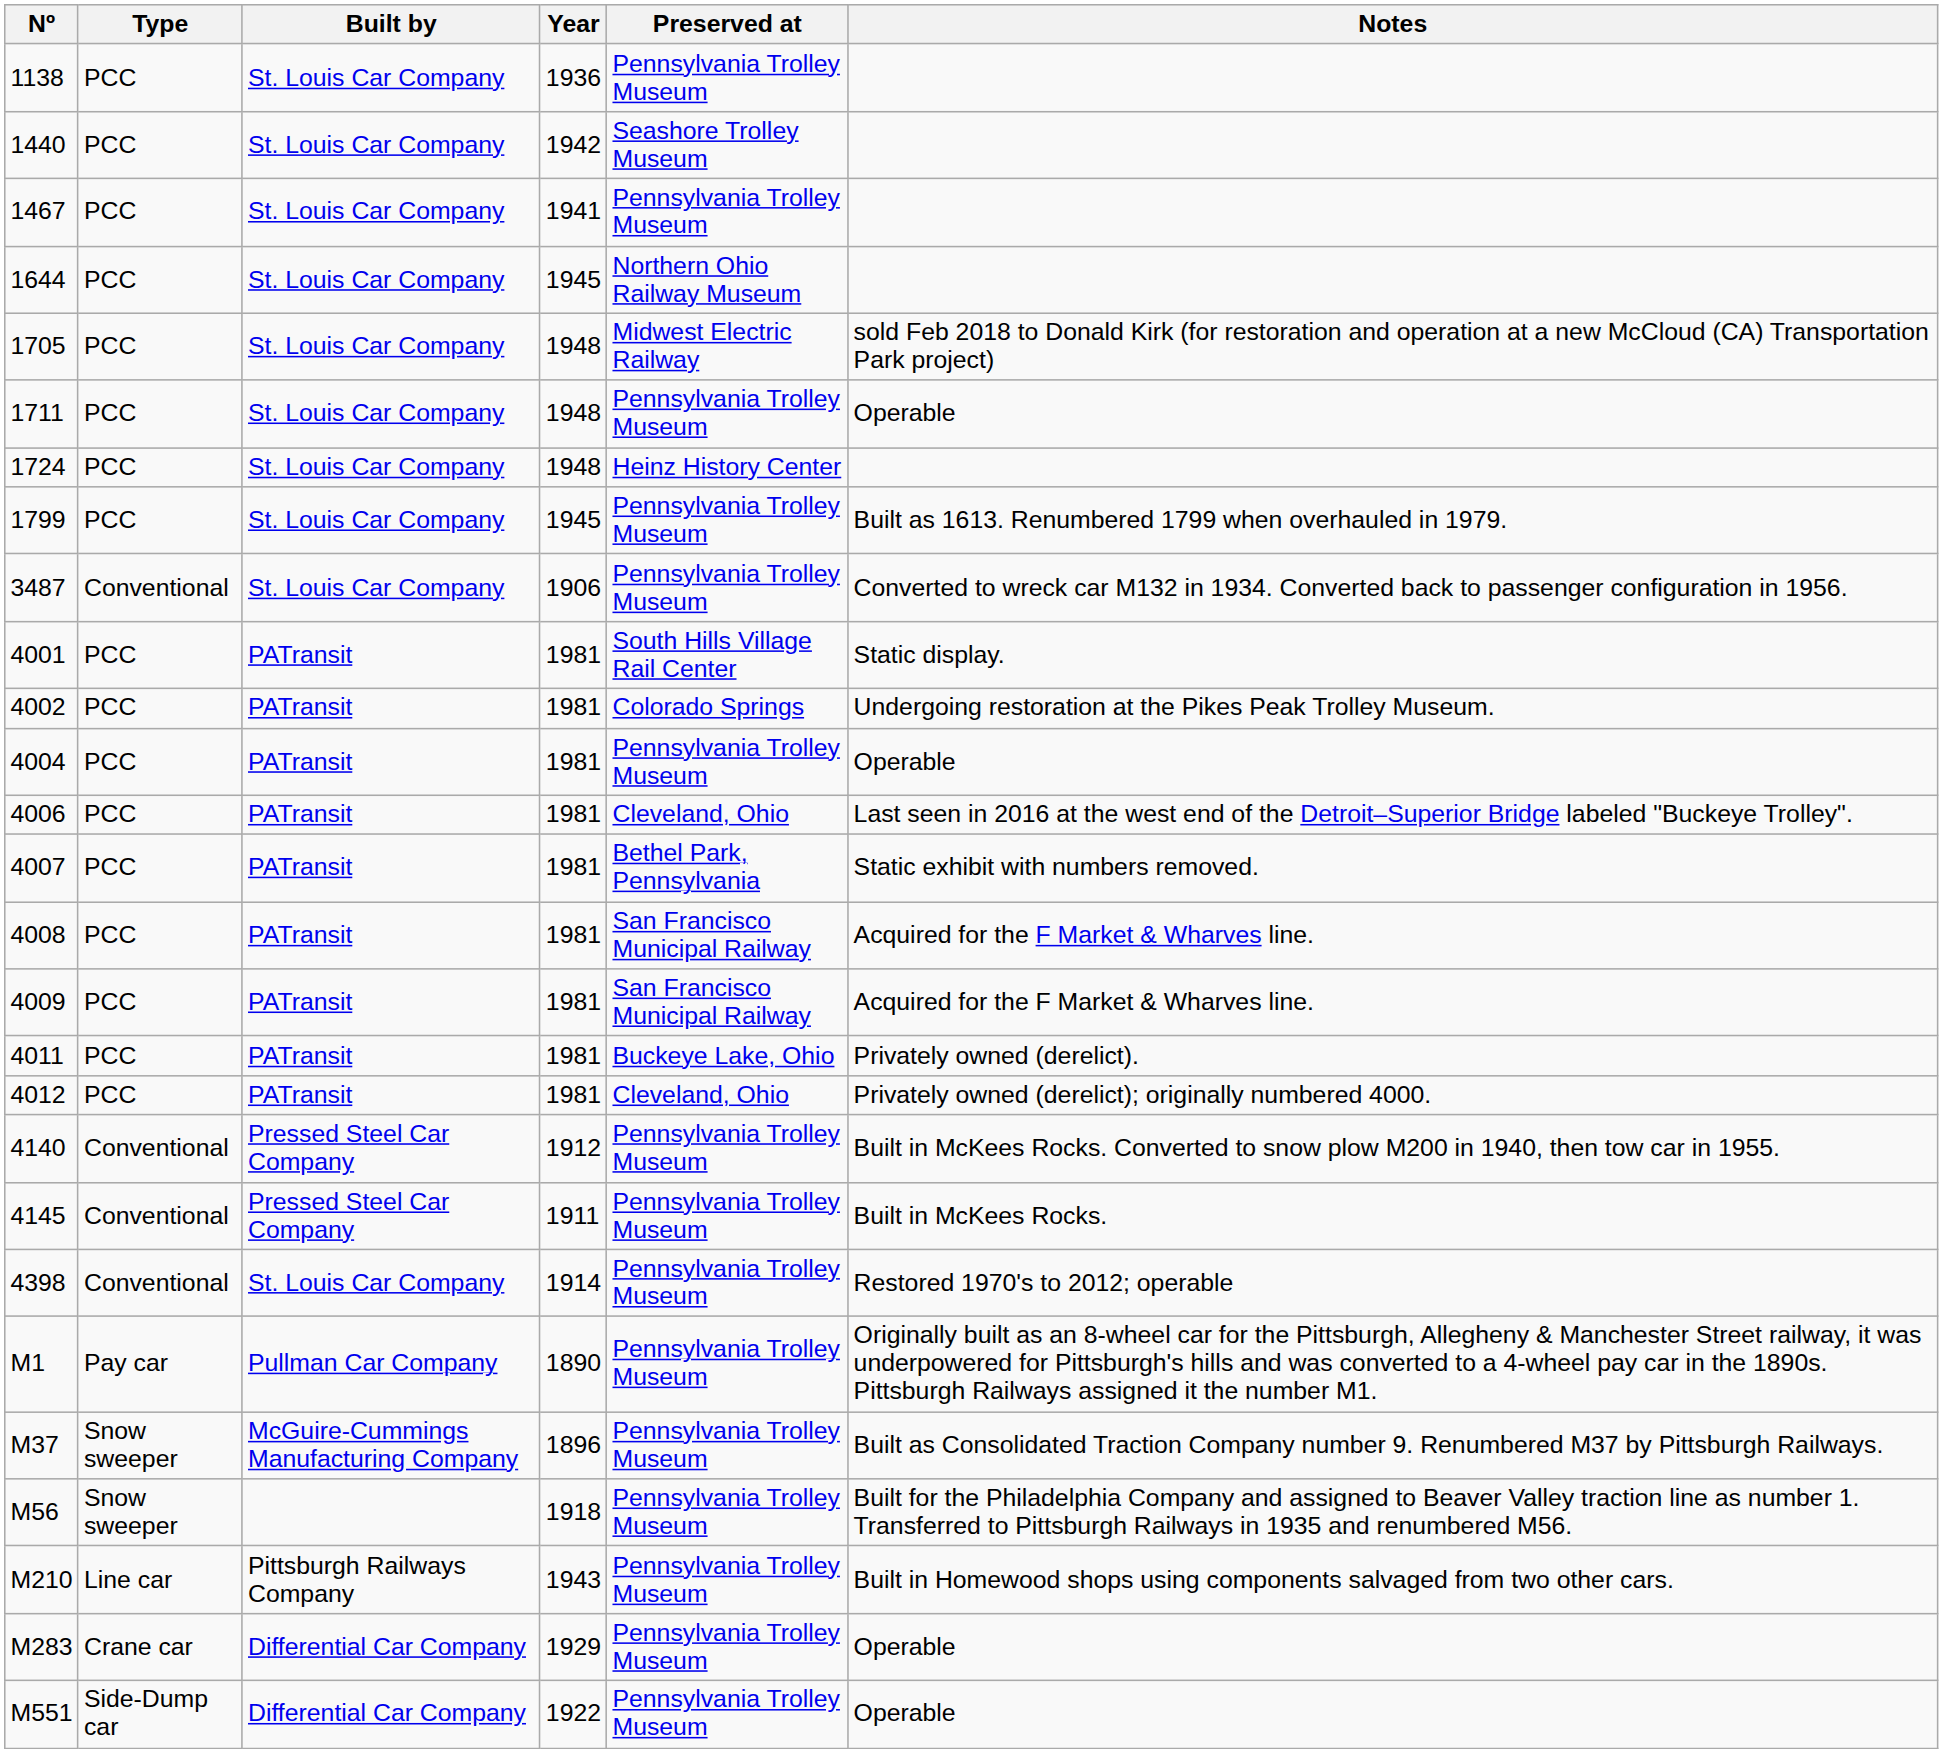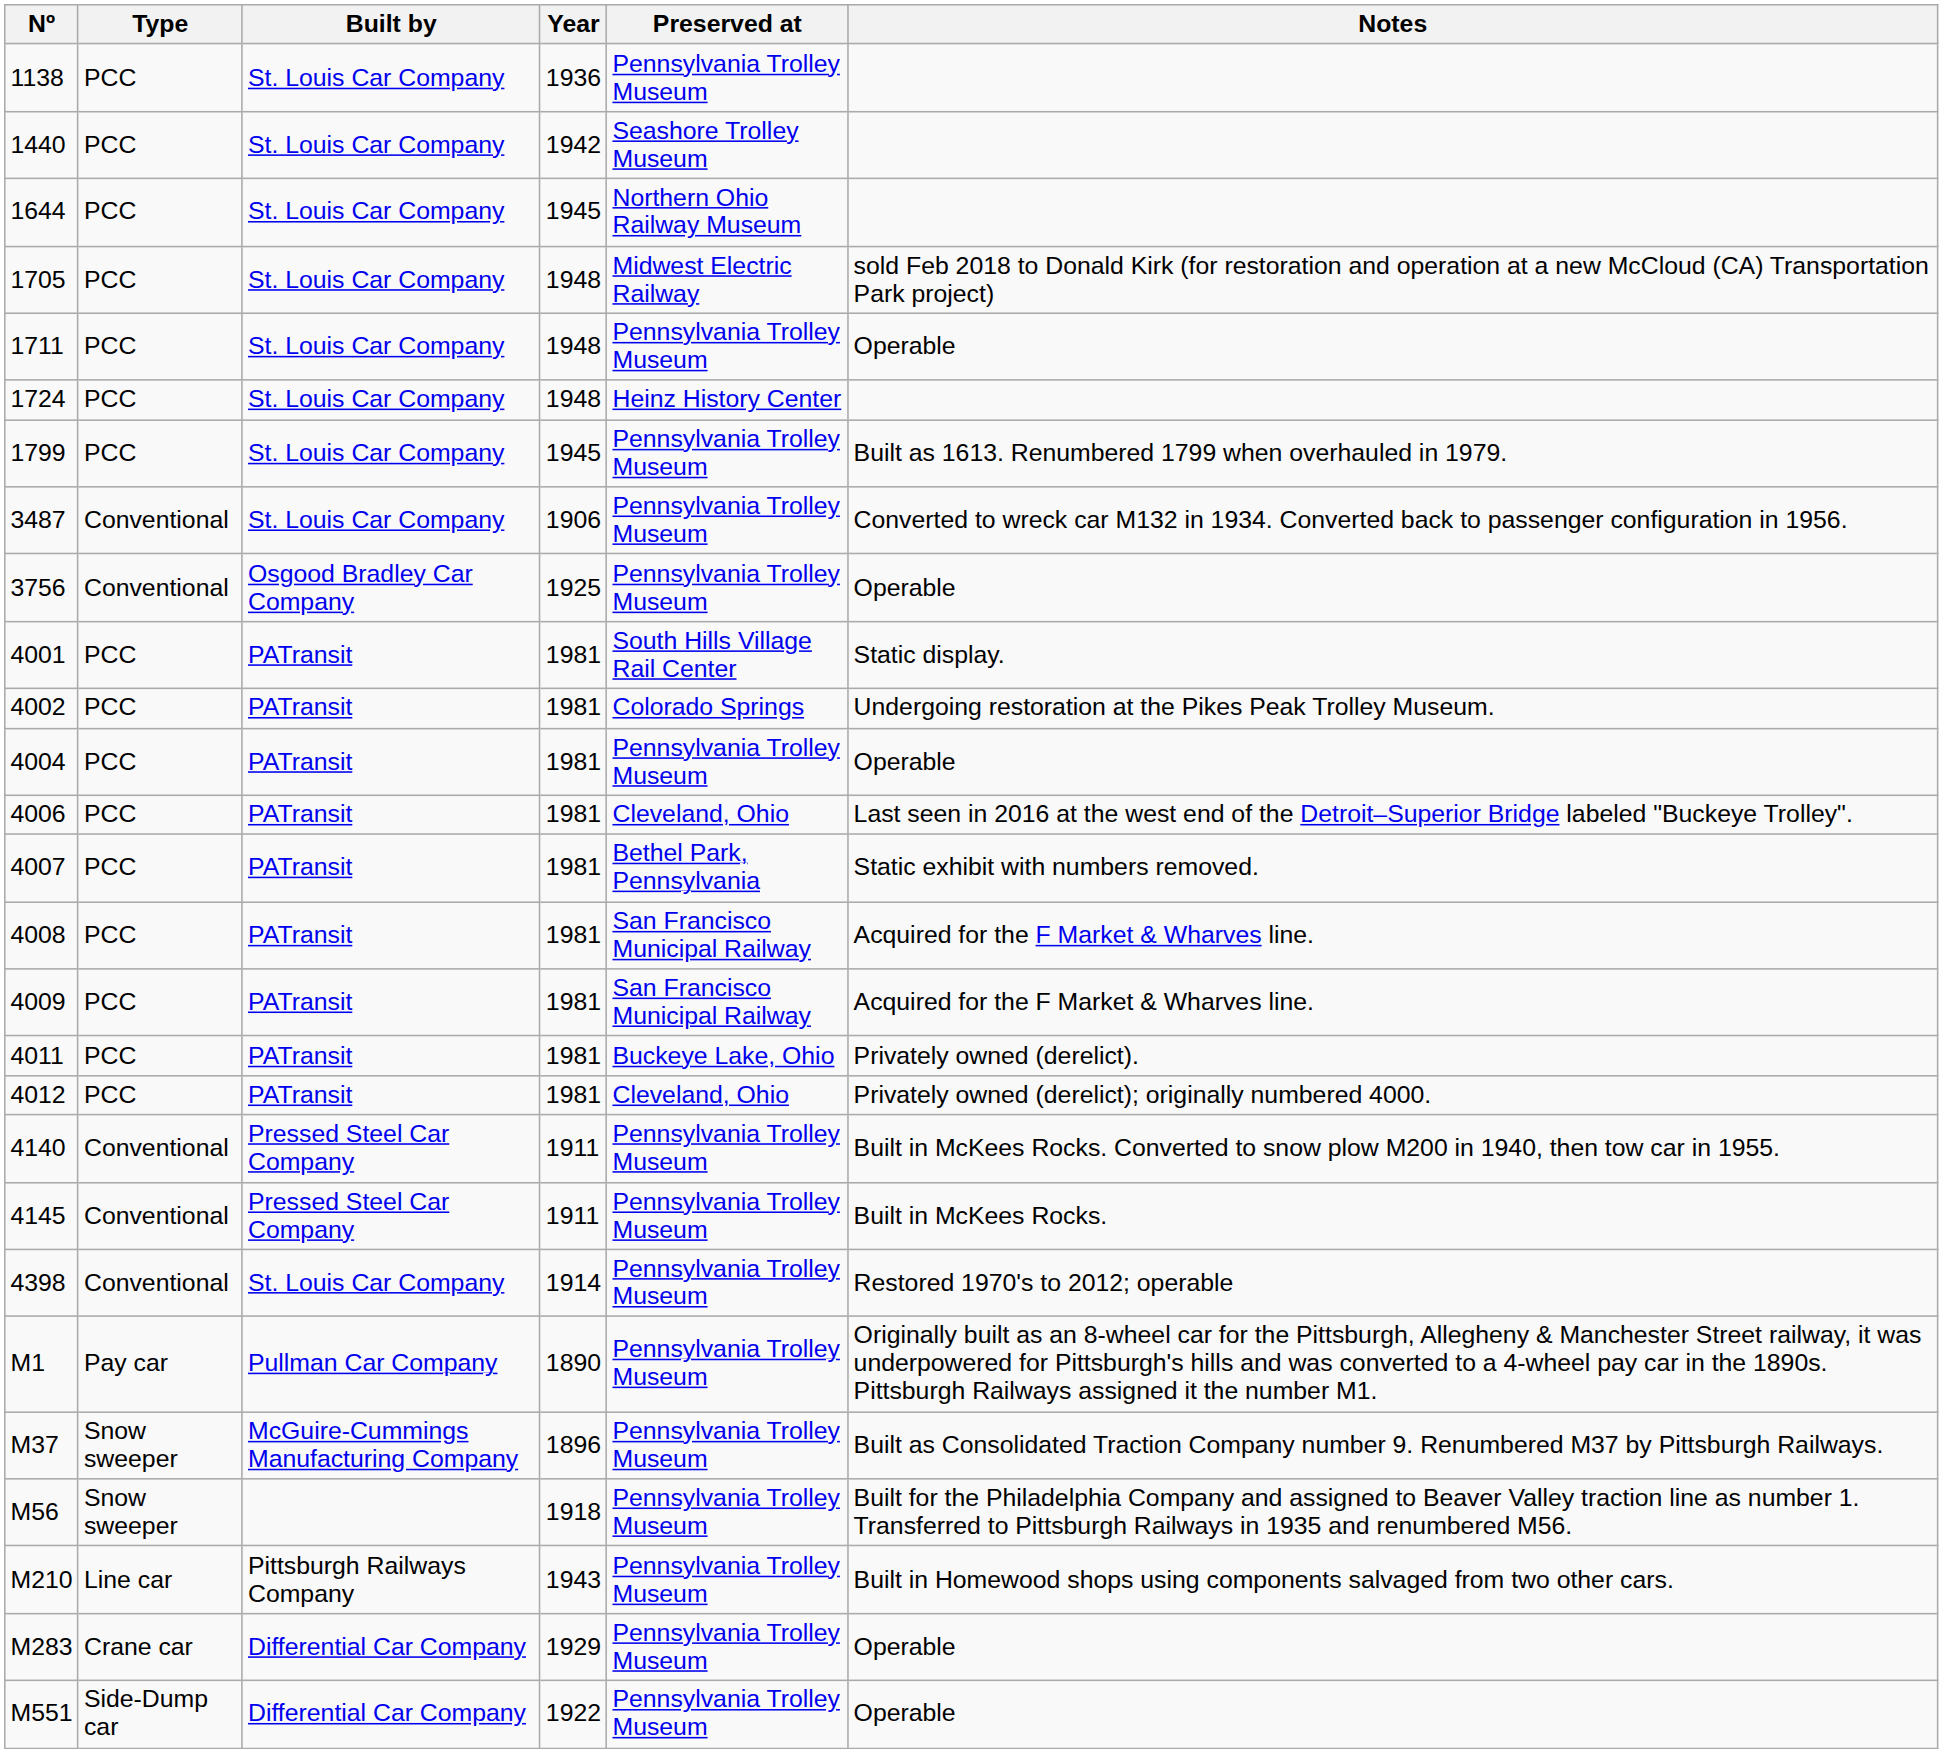- row: (38, 211)
+ row: (38, 587)
(573, 1148) 1912 -> (573, 1148) 1911
